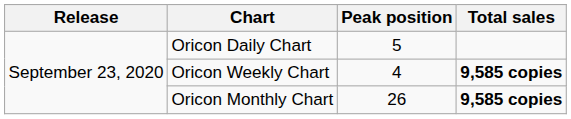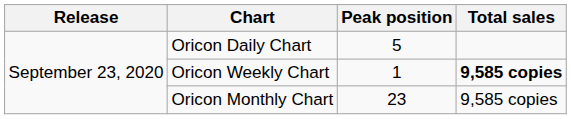(397, 72) 4 -> (397, 72) 1
(397, 99) 26 -> (397, 99) 23
(511, 99) bold -> (509, 99) normal
